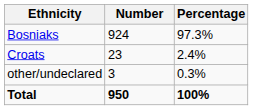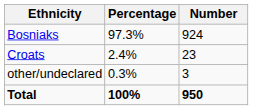columns swapped: (140, 14) <-> (211, 14)
